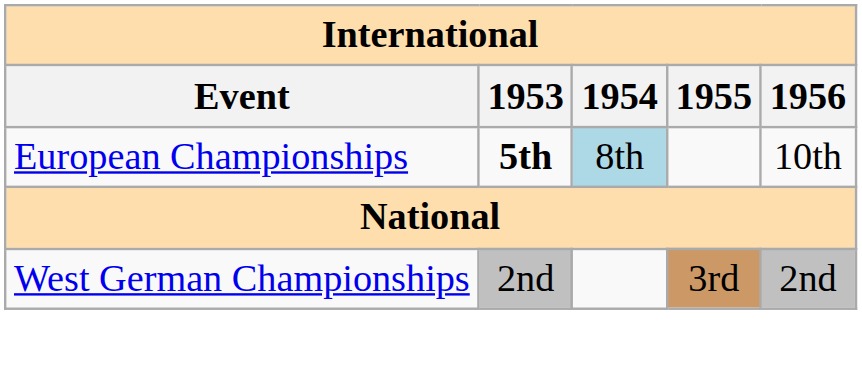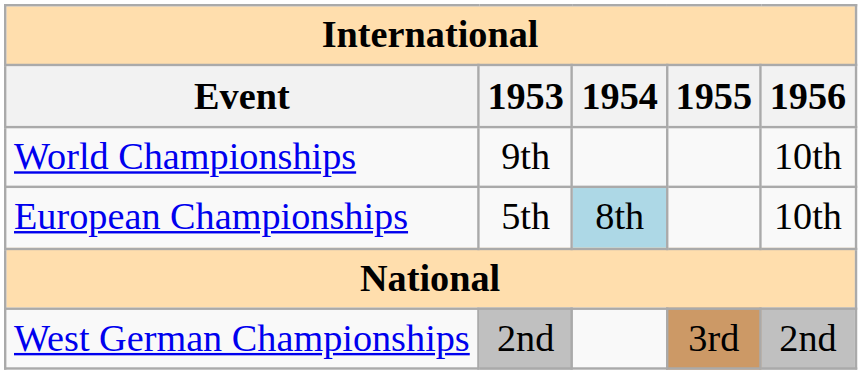+ row: (185, 156)
(526, 156) bold -> (526, 216) normal
